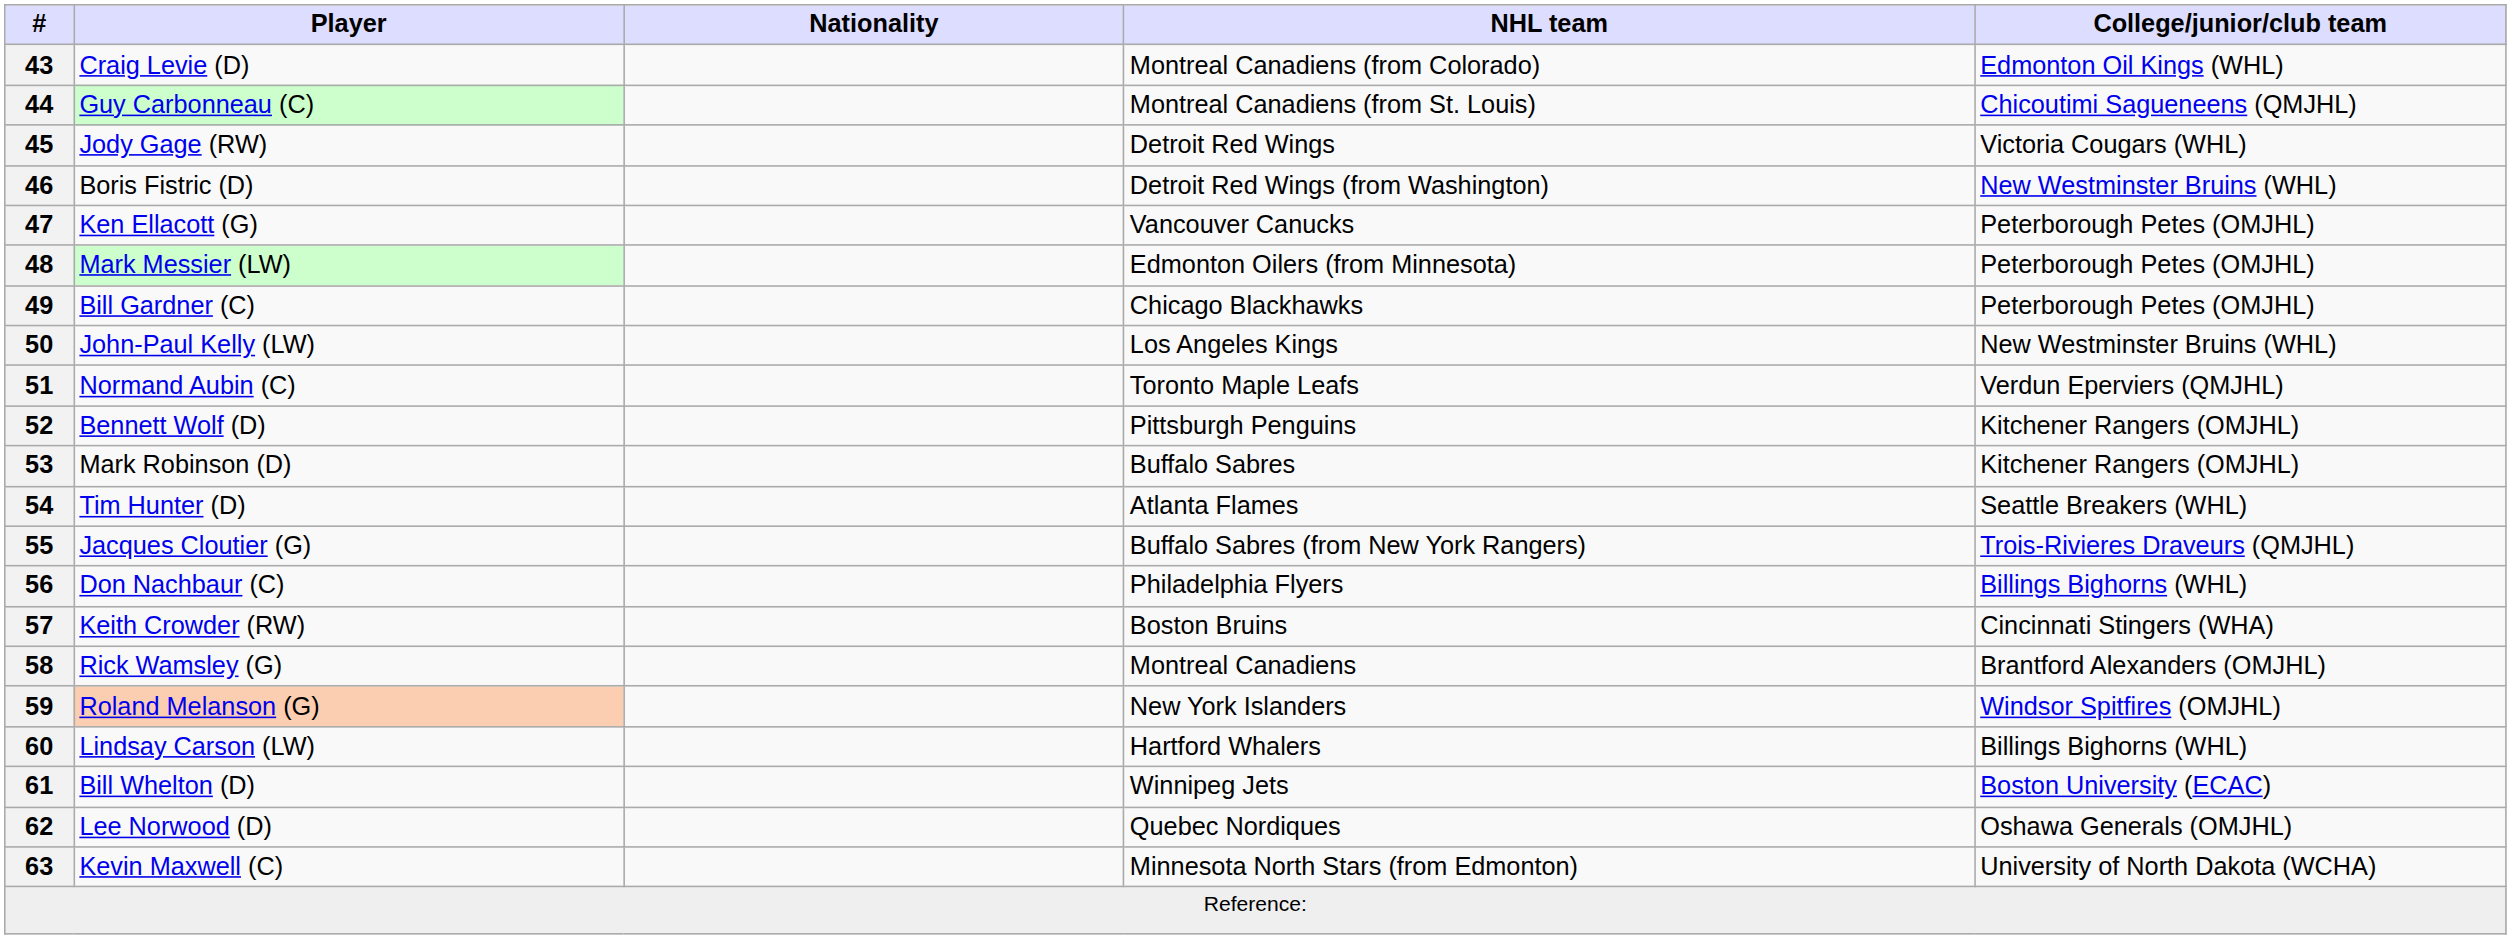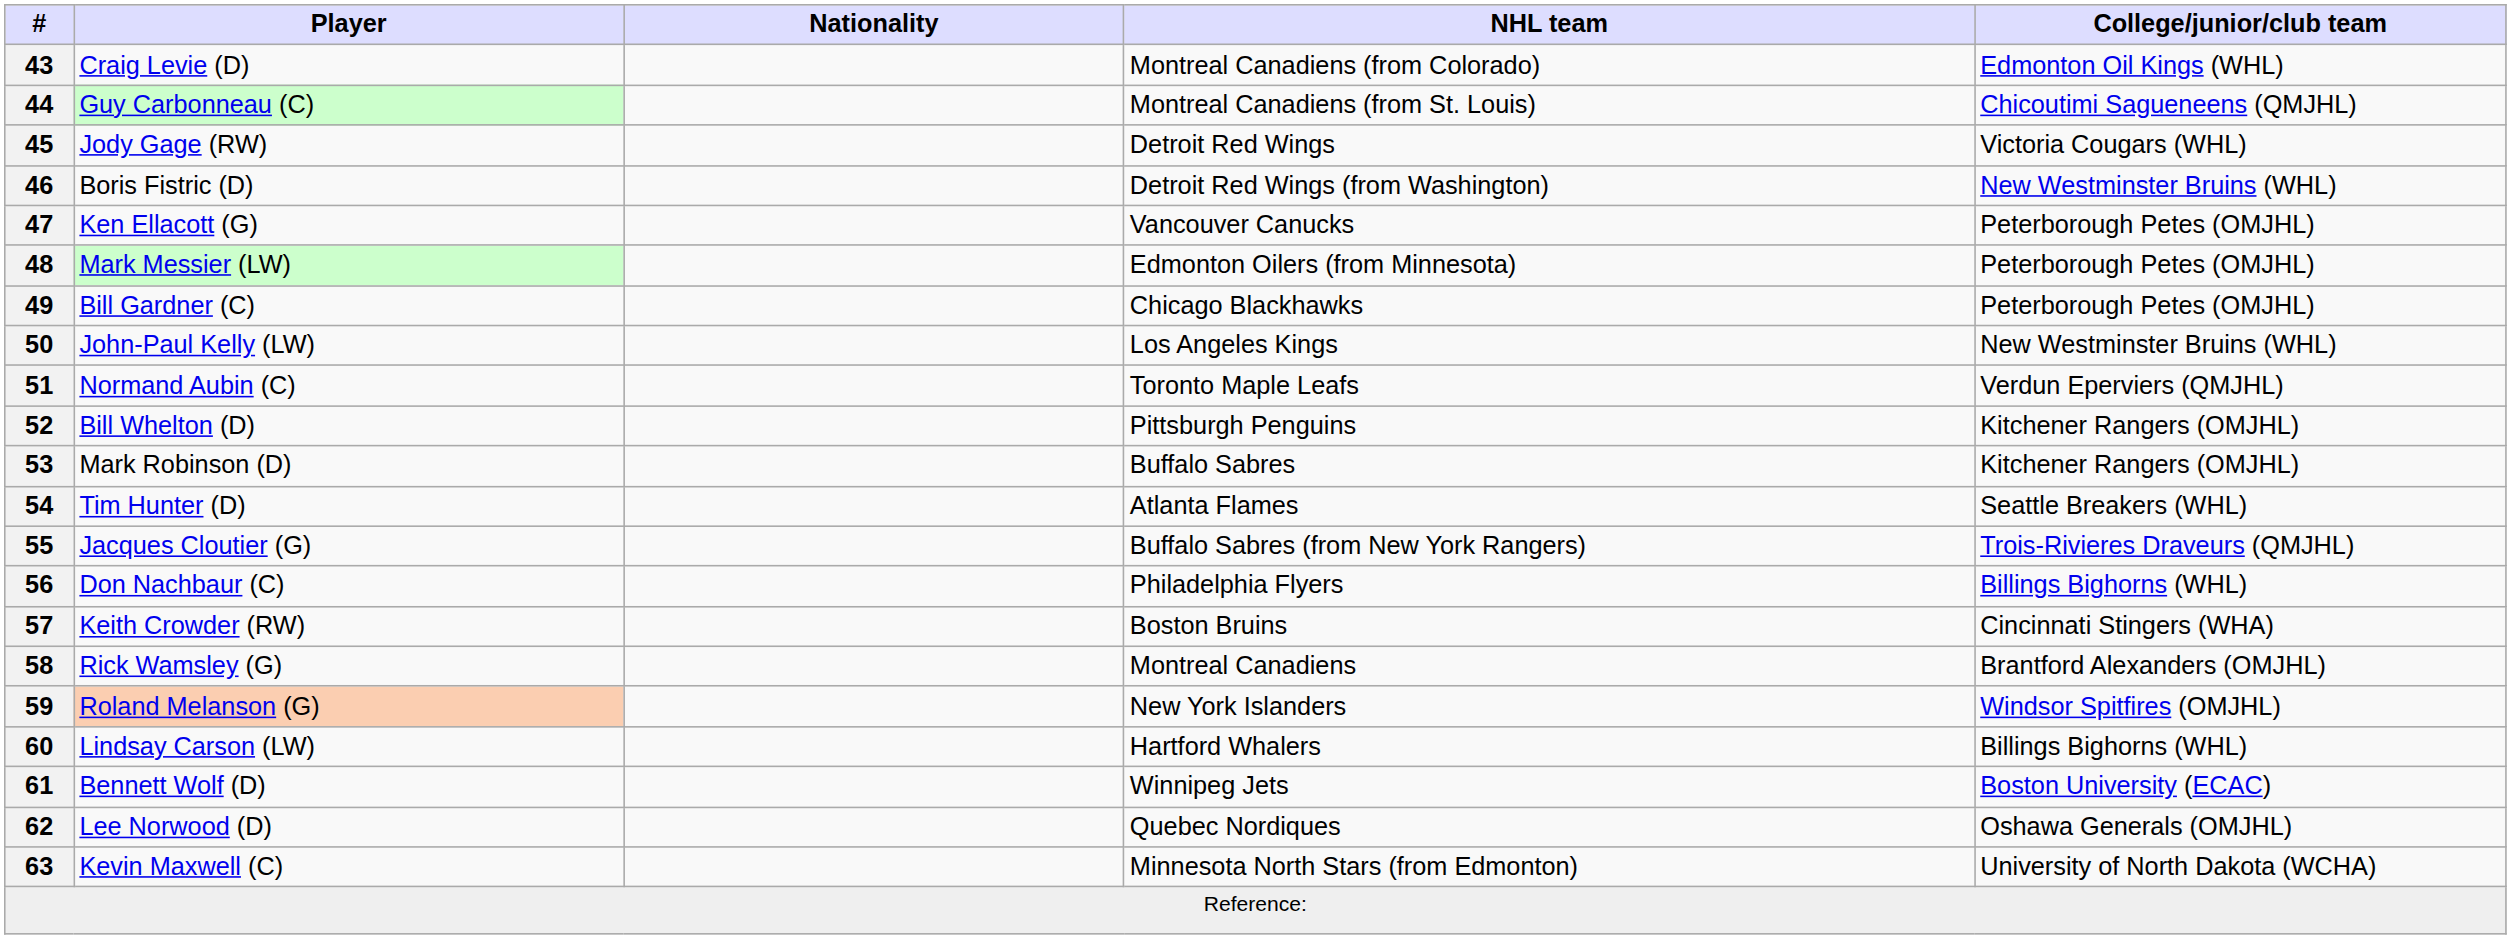(173, 425) Bennett Wolf (D) -> (167, 425) Bill Whelton (D)
(167, 786) Bill Whelton (D) -> (173, 786) Bennett Wolf (D)
